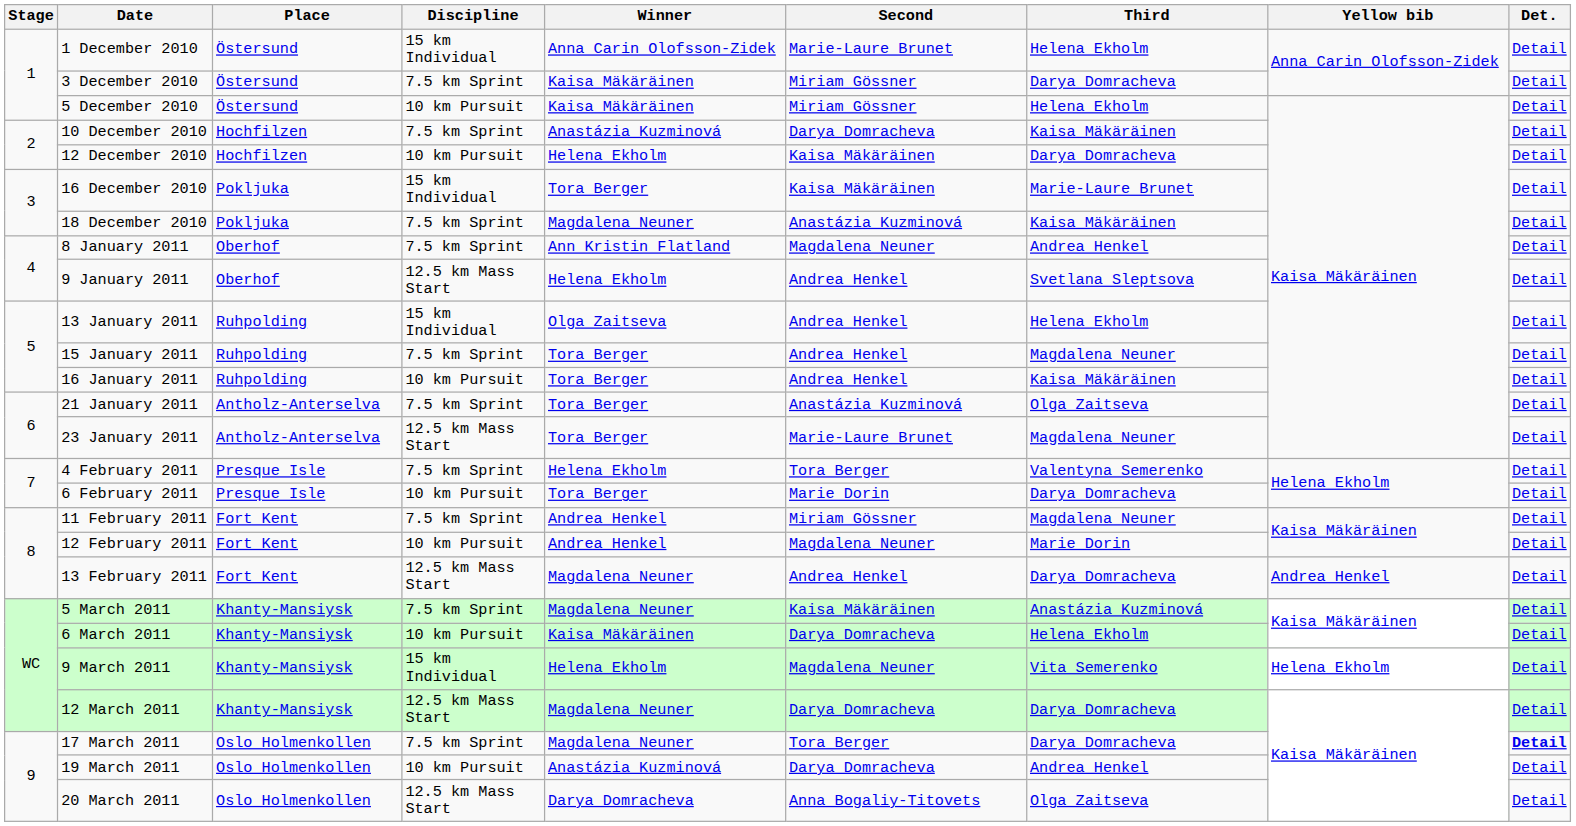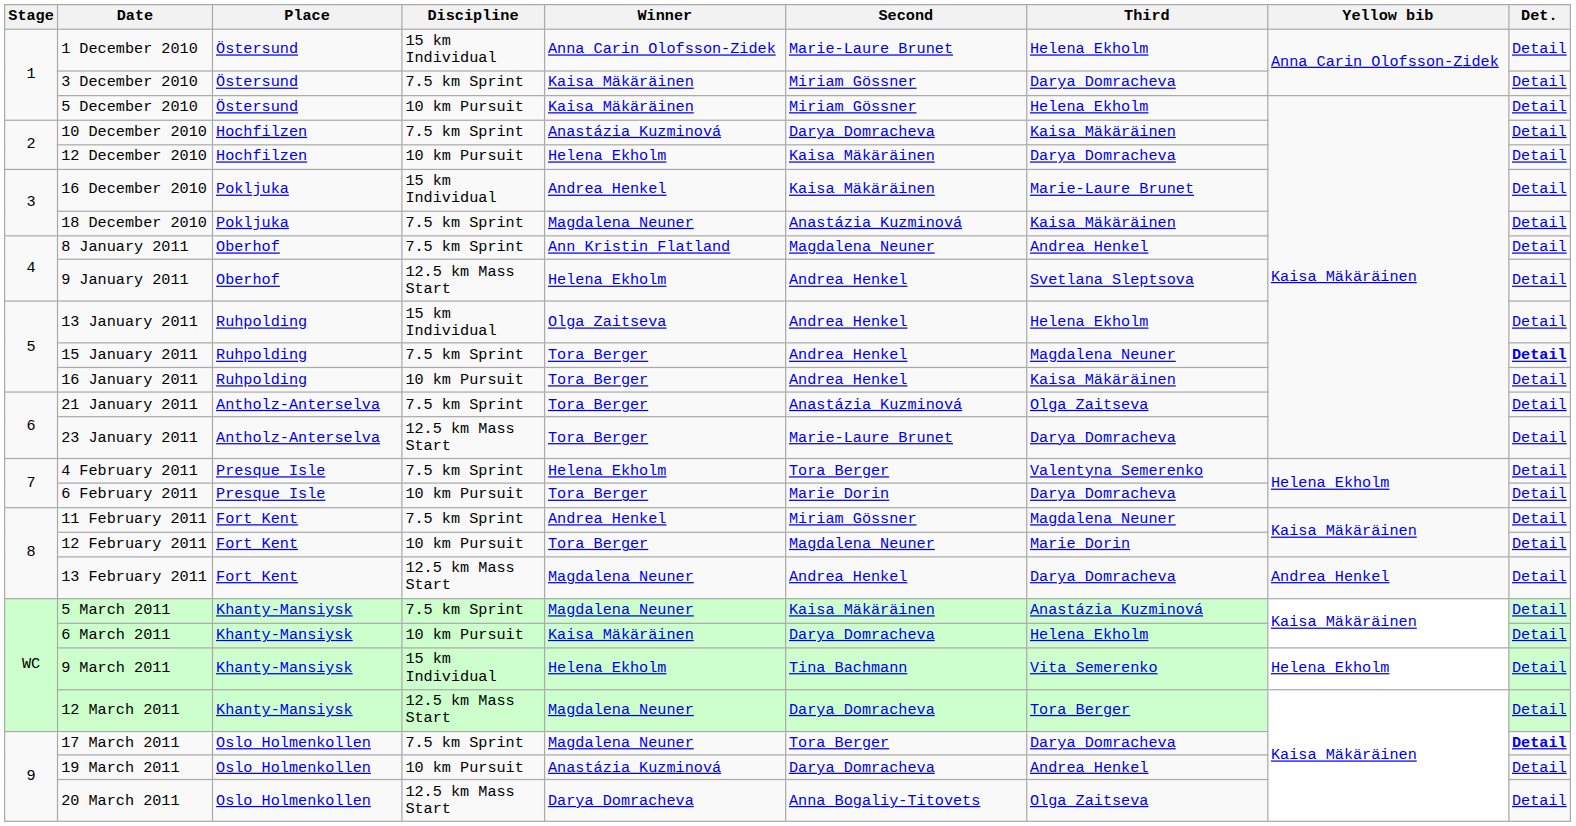(598, 190) Tora Berger -> (607, 190) Andrea Henkel
(1539, 356) normal -> (1539, 356) bold
(1103, 438) Magdalena Neuner -> (1103, 438) Darya Domracheva
(607, 545) Andrea Henkel -> (598, 545) Tora Berger
(862, 669) Magdalena Neuner -> (848, 669) Tina Bachmann
(1103, 710) Darya Domracheva -> (1080, 710) Tora Berger
